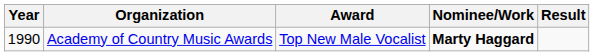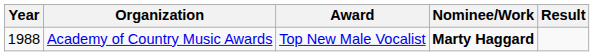(24, 39) 1990 -> (24, 39) 1988
